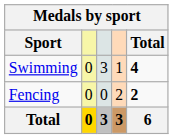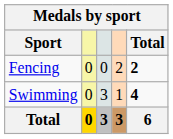rows swapped: (34, 94) <-> (43, 68)
